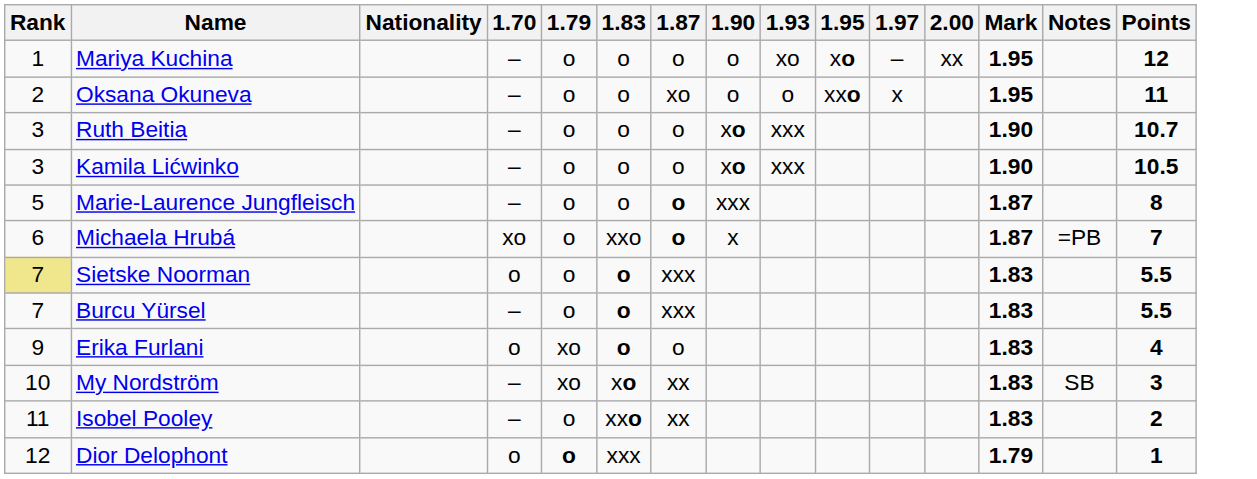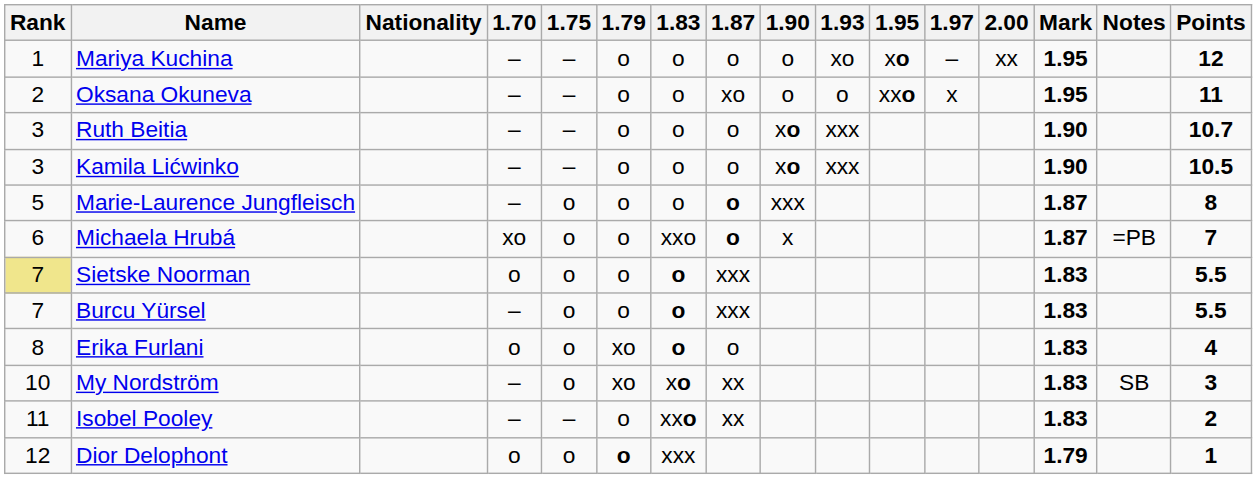+ column: (569, 22)
(38, 346) 9 -> (38, 346) 8
